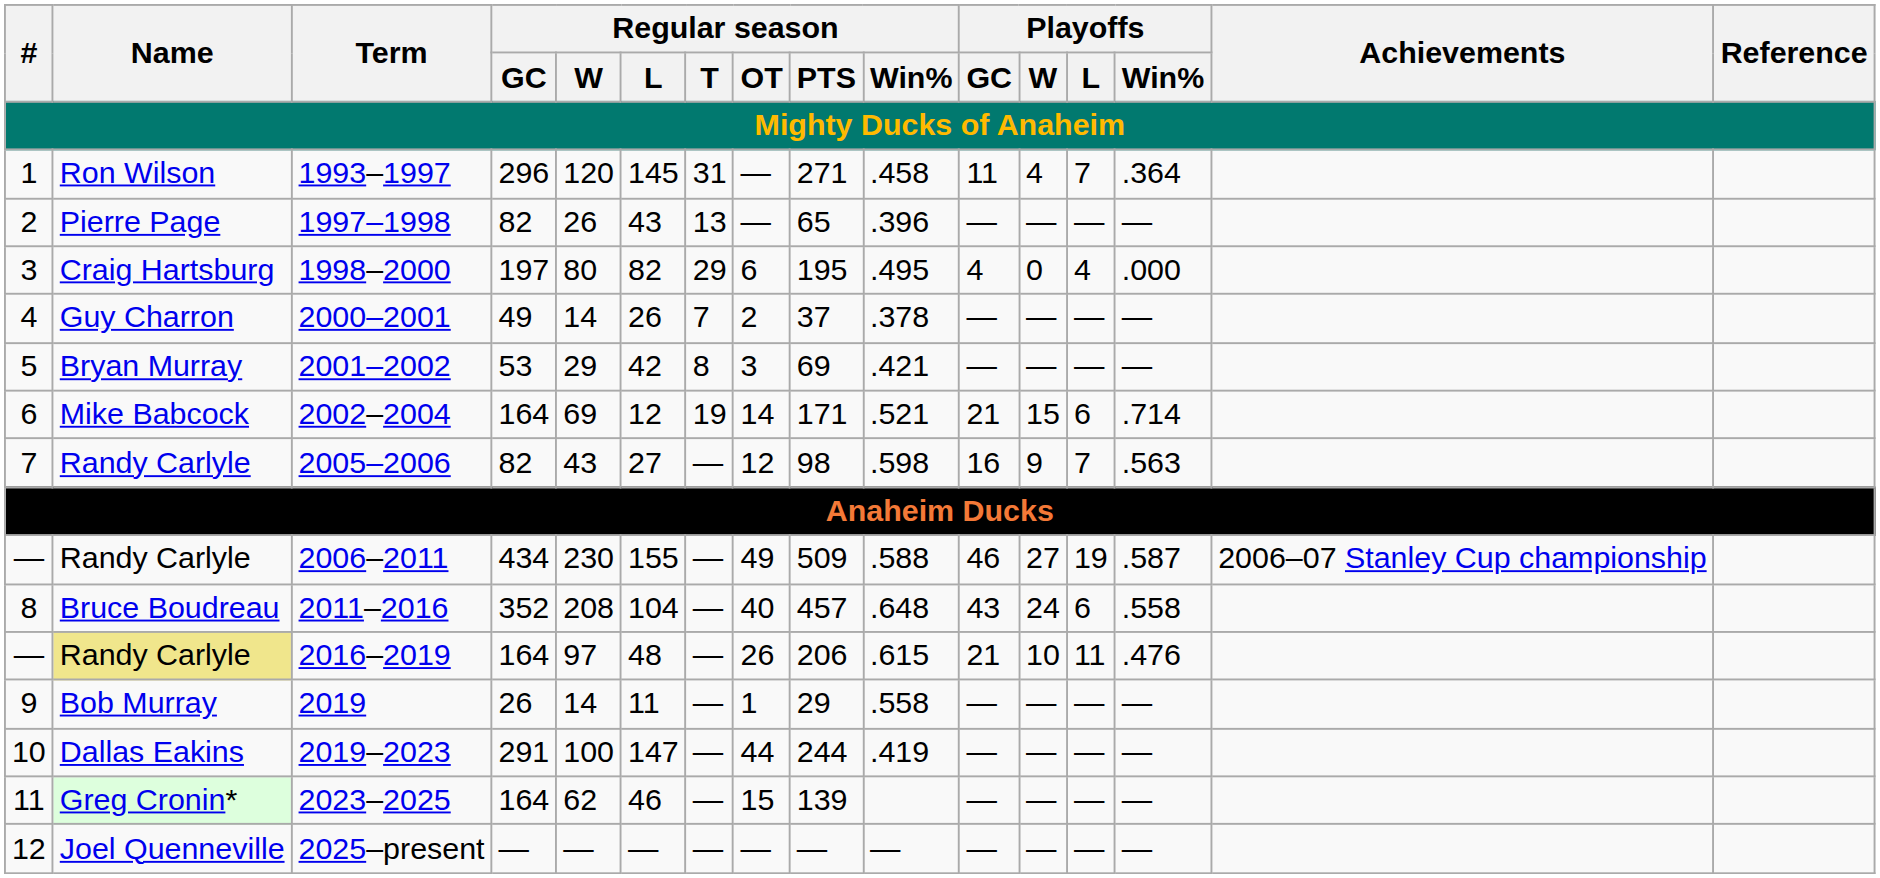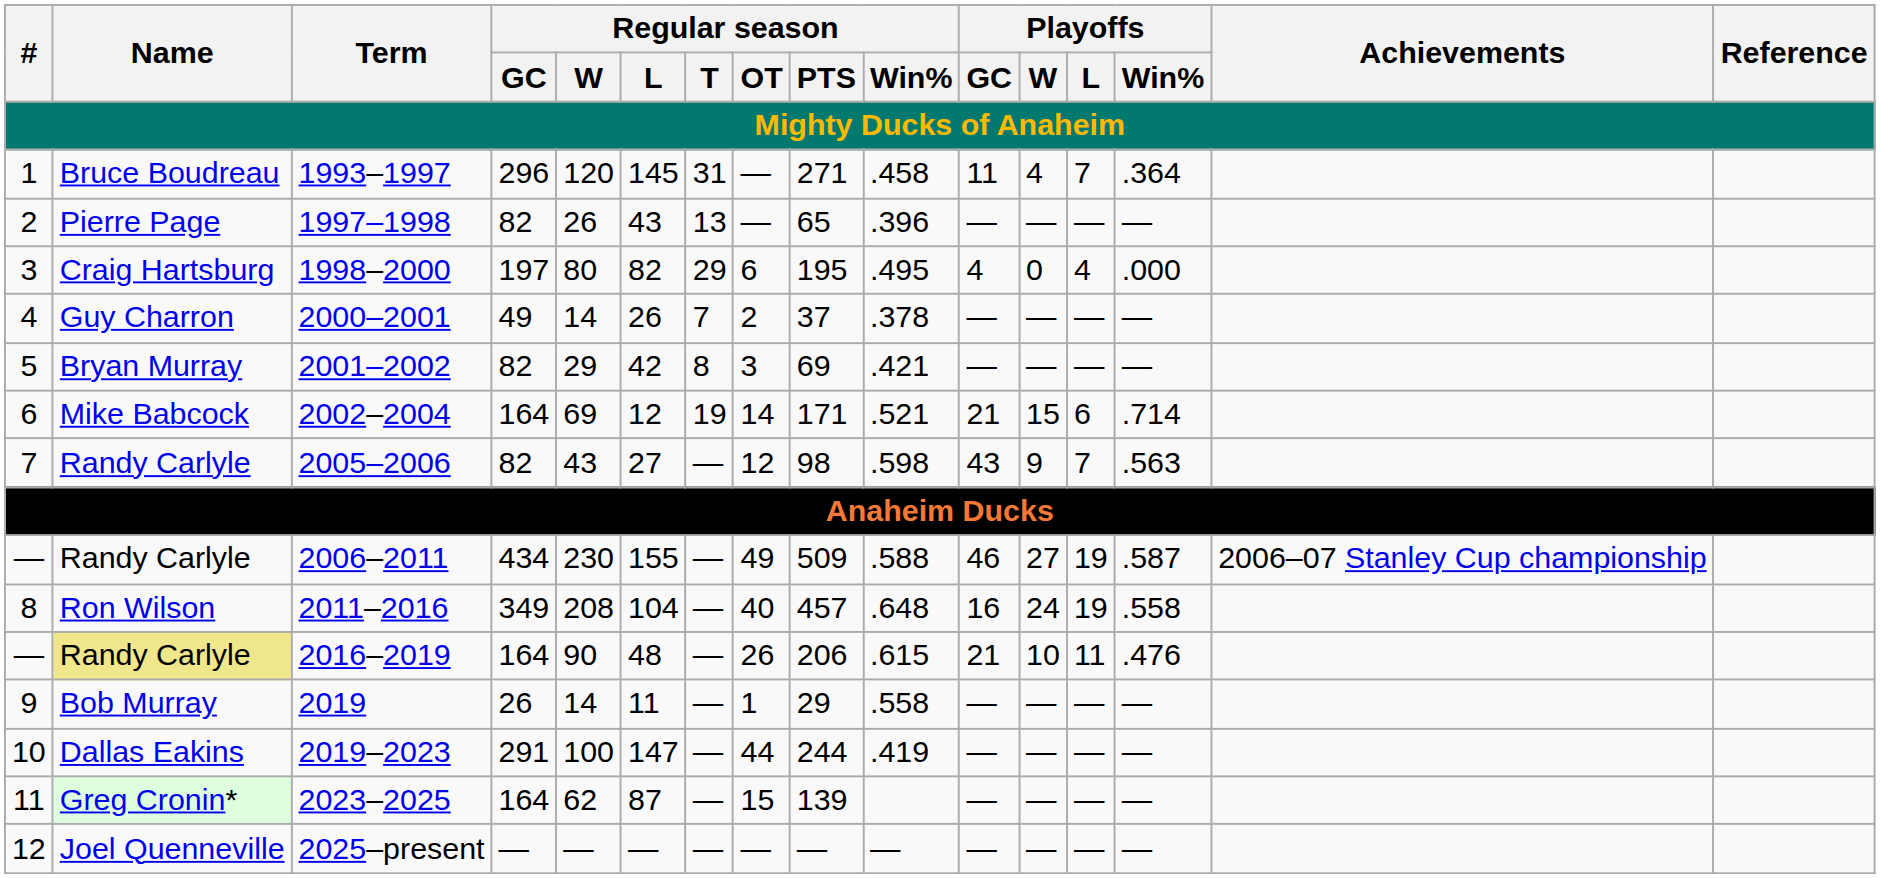(138, 173) Ron Wilson -> (170, 173) Bruce Boudreau
(515, 366) 53 -> (515, 366) 82
(983, 462) 16 -> (983, 462) 43
(170, 607) Bruce Boudreau -> (138, 607) Ron Wilson
(524, 607) 352 -> (524, 607) 349
(983, 607) 43 -> (983, 607) 16
(1082, 607) 6 -> (1091, 607) 19
(580, 655) 97 -> (580, 655) 90
(645, 800) 46 -> (645, 800) 87
